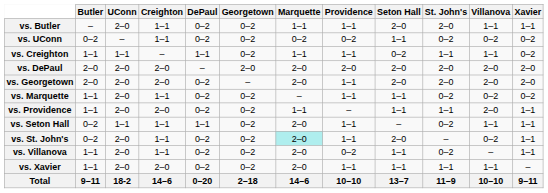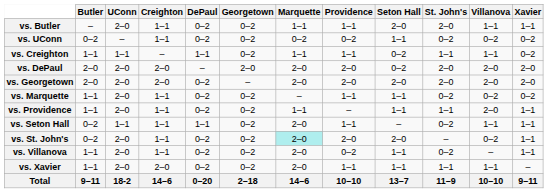(399, 68) 2–0 -> (399, 68) 0–2
(349, 82) 1–1 -> (349, 82) 2–0
(162, 110) 2–0 -> (162, 110) 1–1
(349, 139) 1–1 -> (349, 139) 2–0
